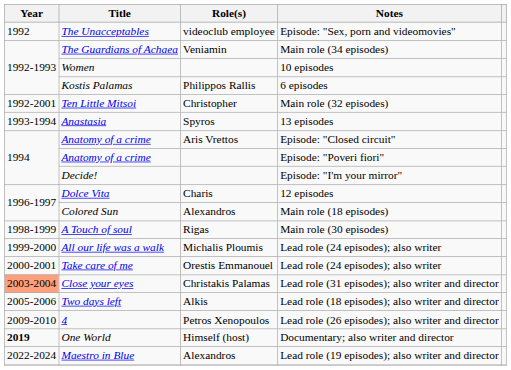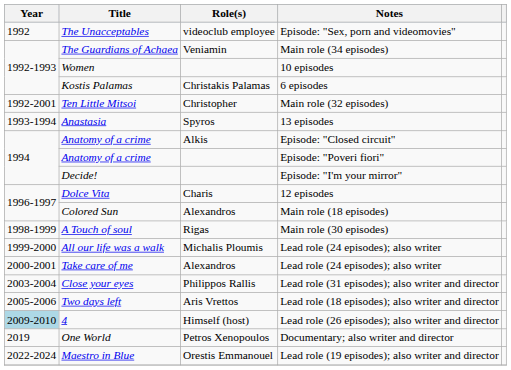(219, 85) Philippos Rallis -> (226, 85) Christakis Palamas
(211, 139) Aris Vrettos -> (195, 139) Alkis
(228, 265) Orestis Emmanouel -> (209, 265) Alexandros
(32, 283) lightsalmon background -> (32, 283) no background
(226, 283) Christakis Palamas -> (219, 283) Philippos Rallis
(195, 301) Alkis -> (211, 301) Aris Vrettos
(32, 319) no background -> (32, 319) lightblue background
(226, 319) Petros Xenopoulos -> (216, 319) Himself (host)
(18, 337) bold -> (18, 337) normal
(216, 337) Himself (host) -> (226, 337) Petros Xenopoulos
(209, 355) Alexandros -> (228, 355) Orestis Emmanouel
